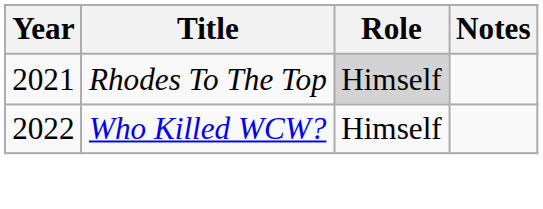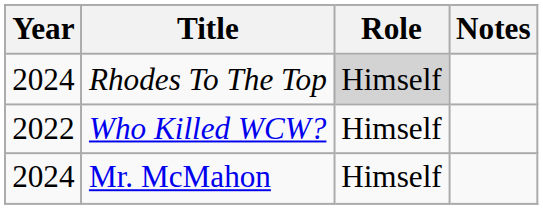(43, 78) 2021 -> (43, 78) 2024
+ row: (180, 177)
